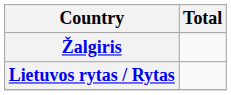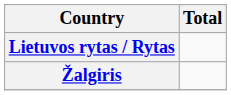rows swapped: (92, 47) <-> (92, 75)
